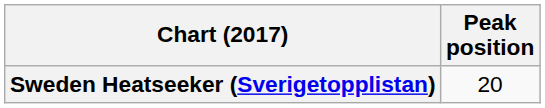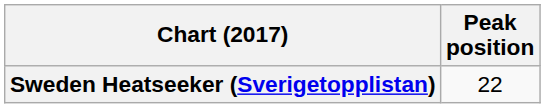(490, 84) 20 -> (490, 84) 22
